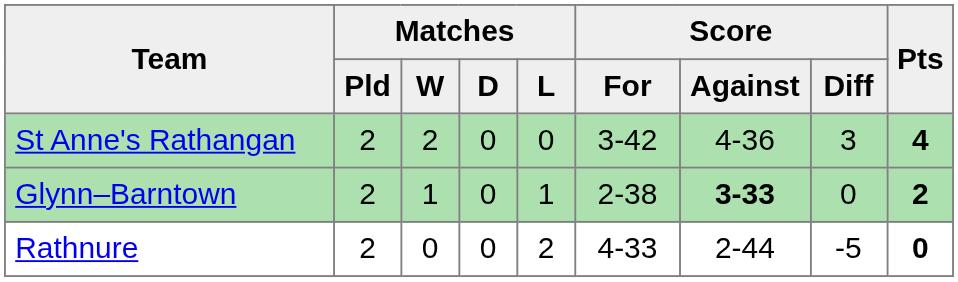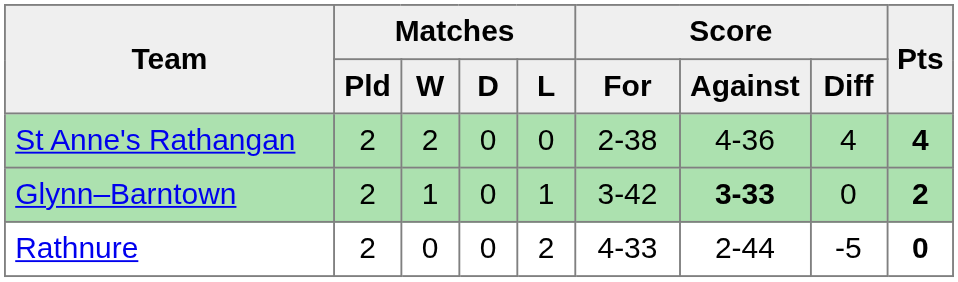(627, 140) 3-42 -> (627, 140) 2-38
(848, 140) 3 -> (848, 140) 4
(627, 194) 2-38 -> (627, 194) 3-42
